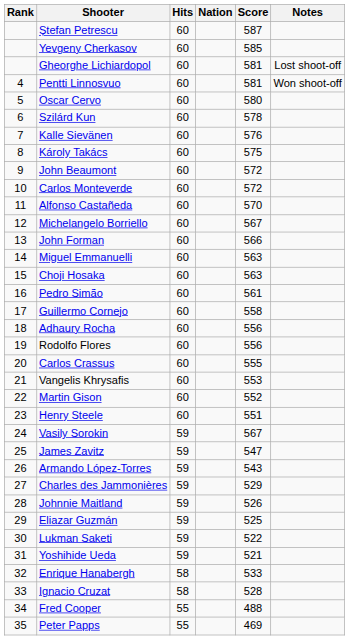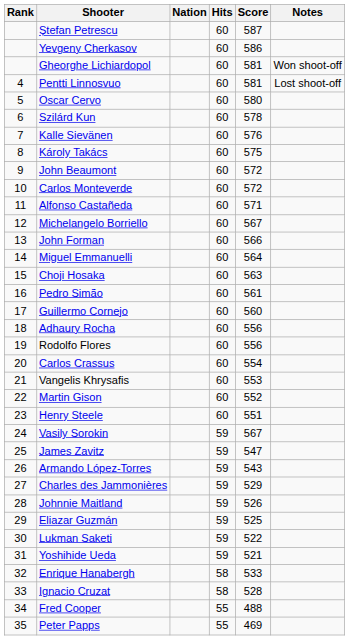columns swapped: (215, 13) <-> (183, 13)
(253, 48) 585 -> (253, 48) 586
(308, 65) Lost shoot-off -> (308, 65) Won shoot-off
(308, 83) Won shoot-off -> (308, 83) Lost shoot-off
(253, 205) 570 -> (253, 205) 571
(253, 258) 563 -> (253, 258) 564
(253, 310) 558 -> (253, 310) 560
(253, 363) 555 -> (253, 363) 554
